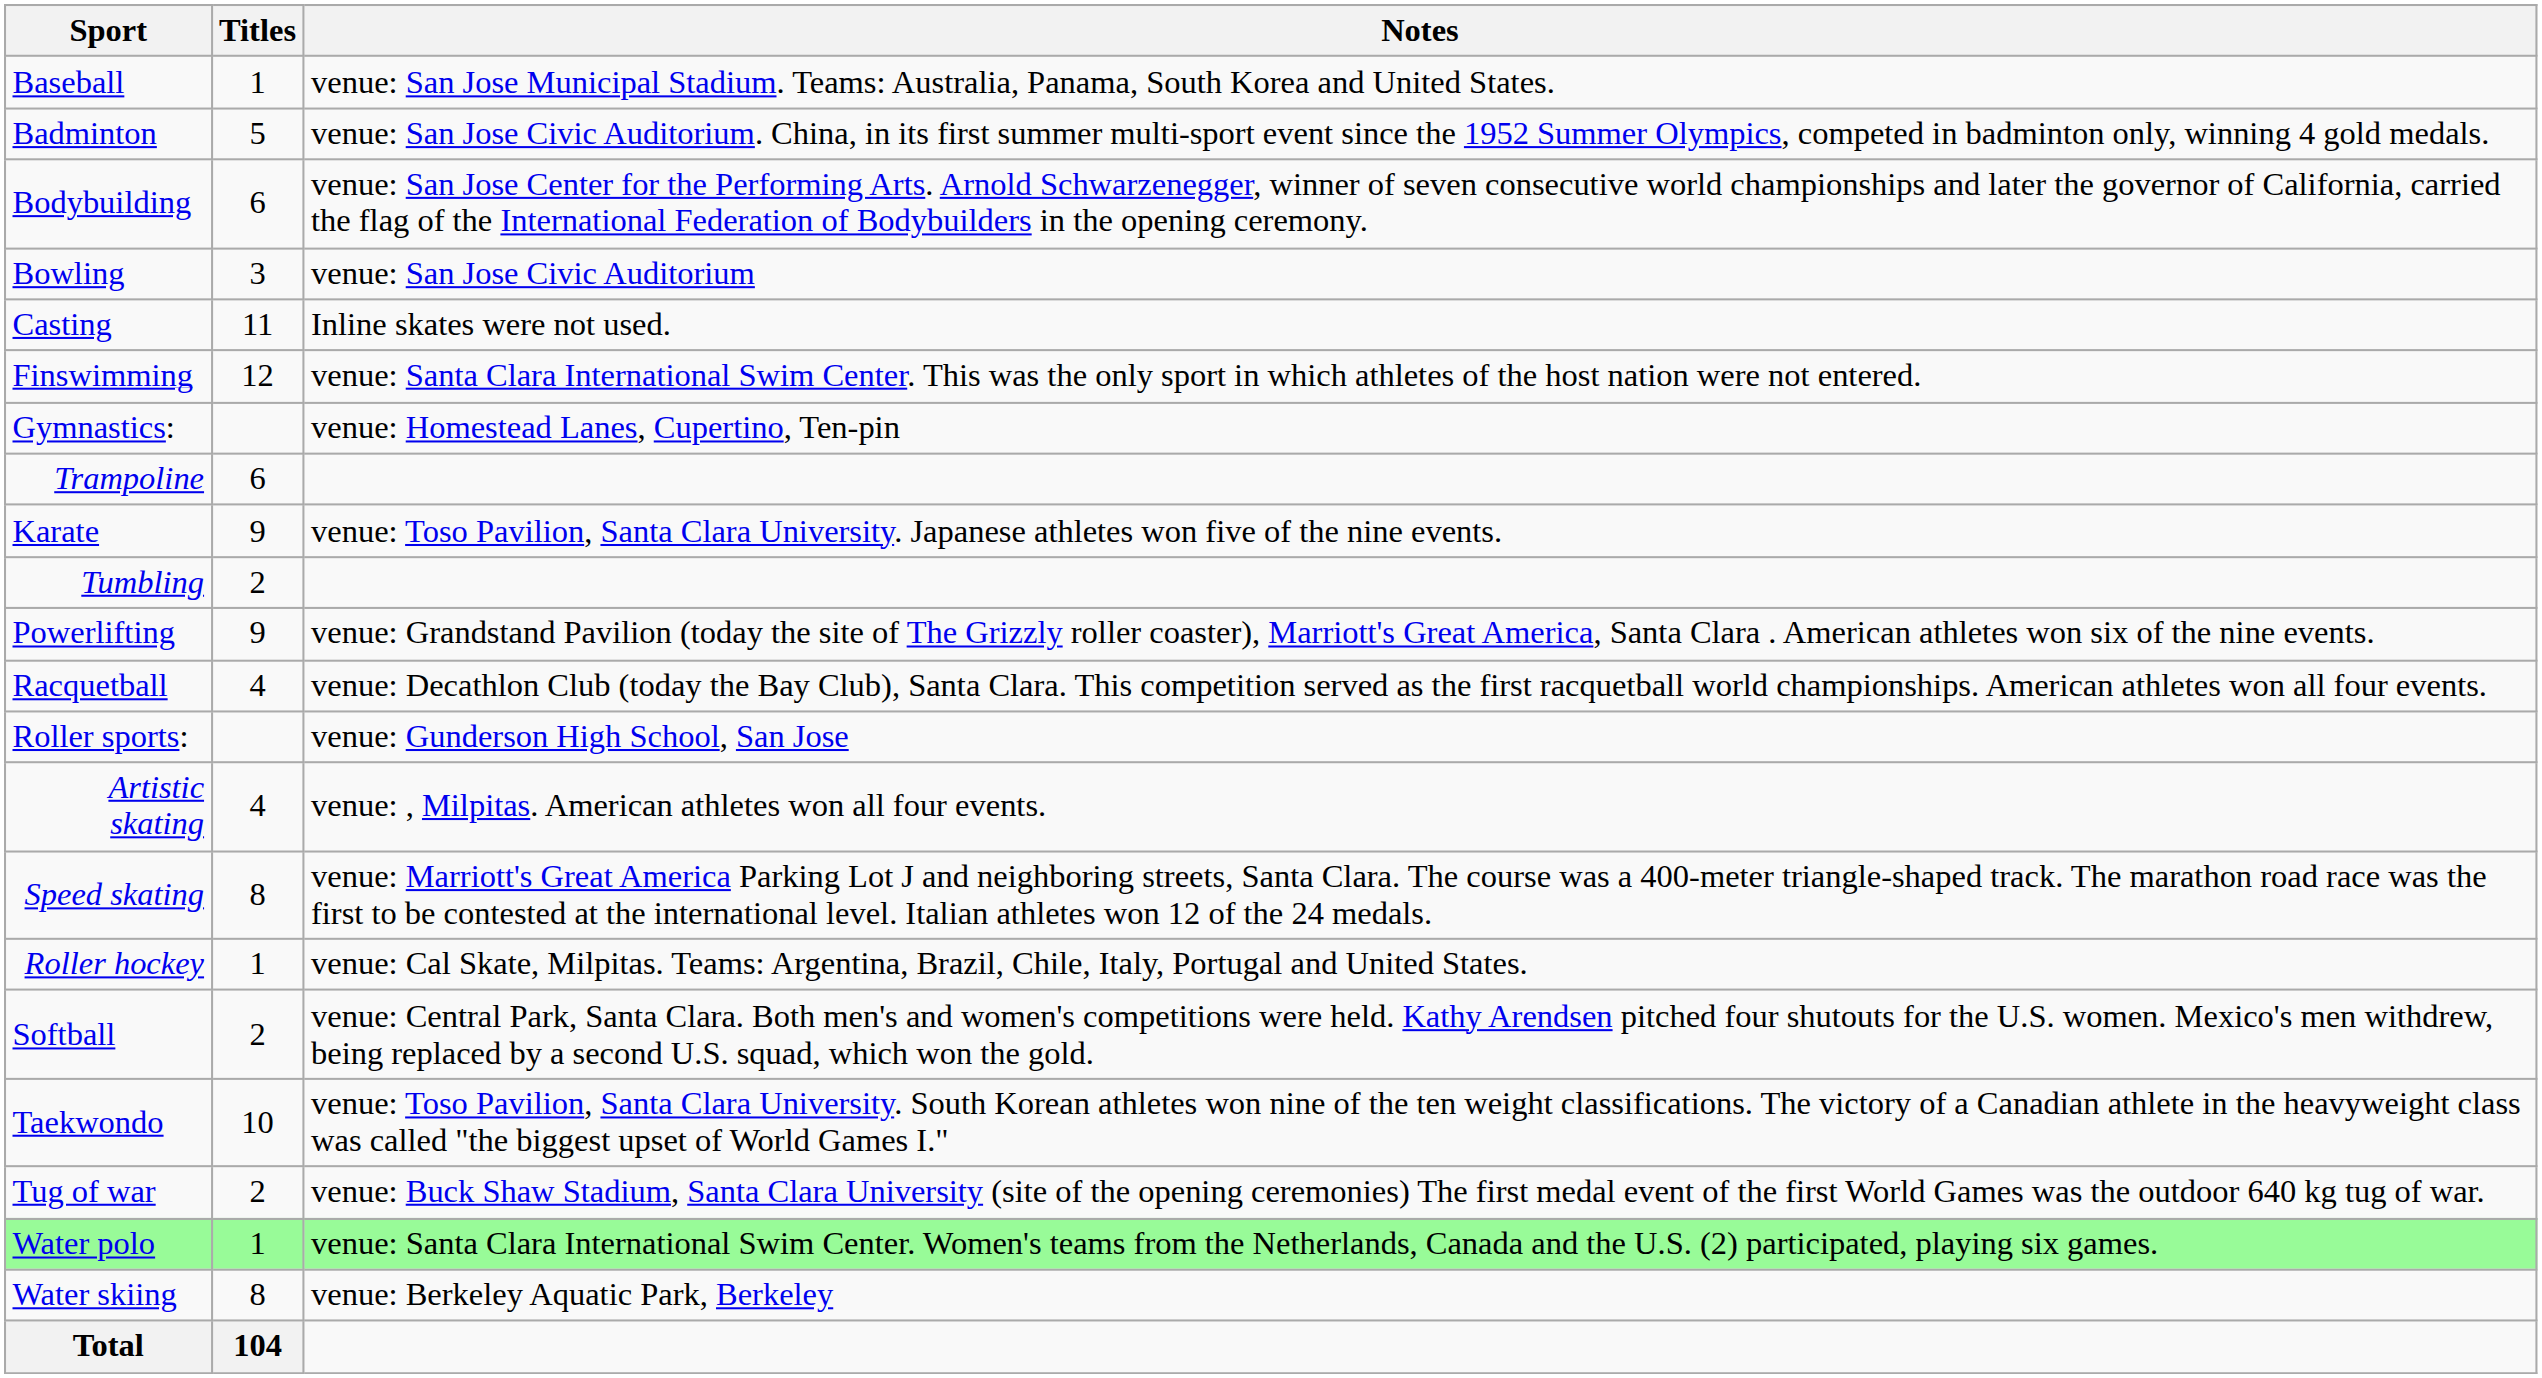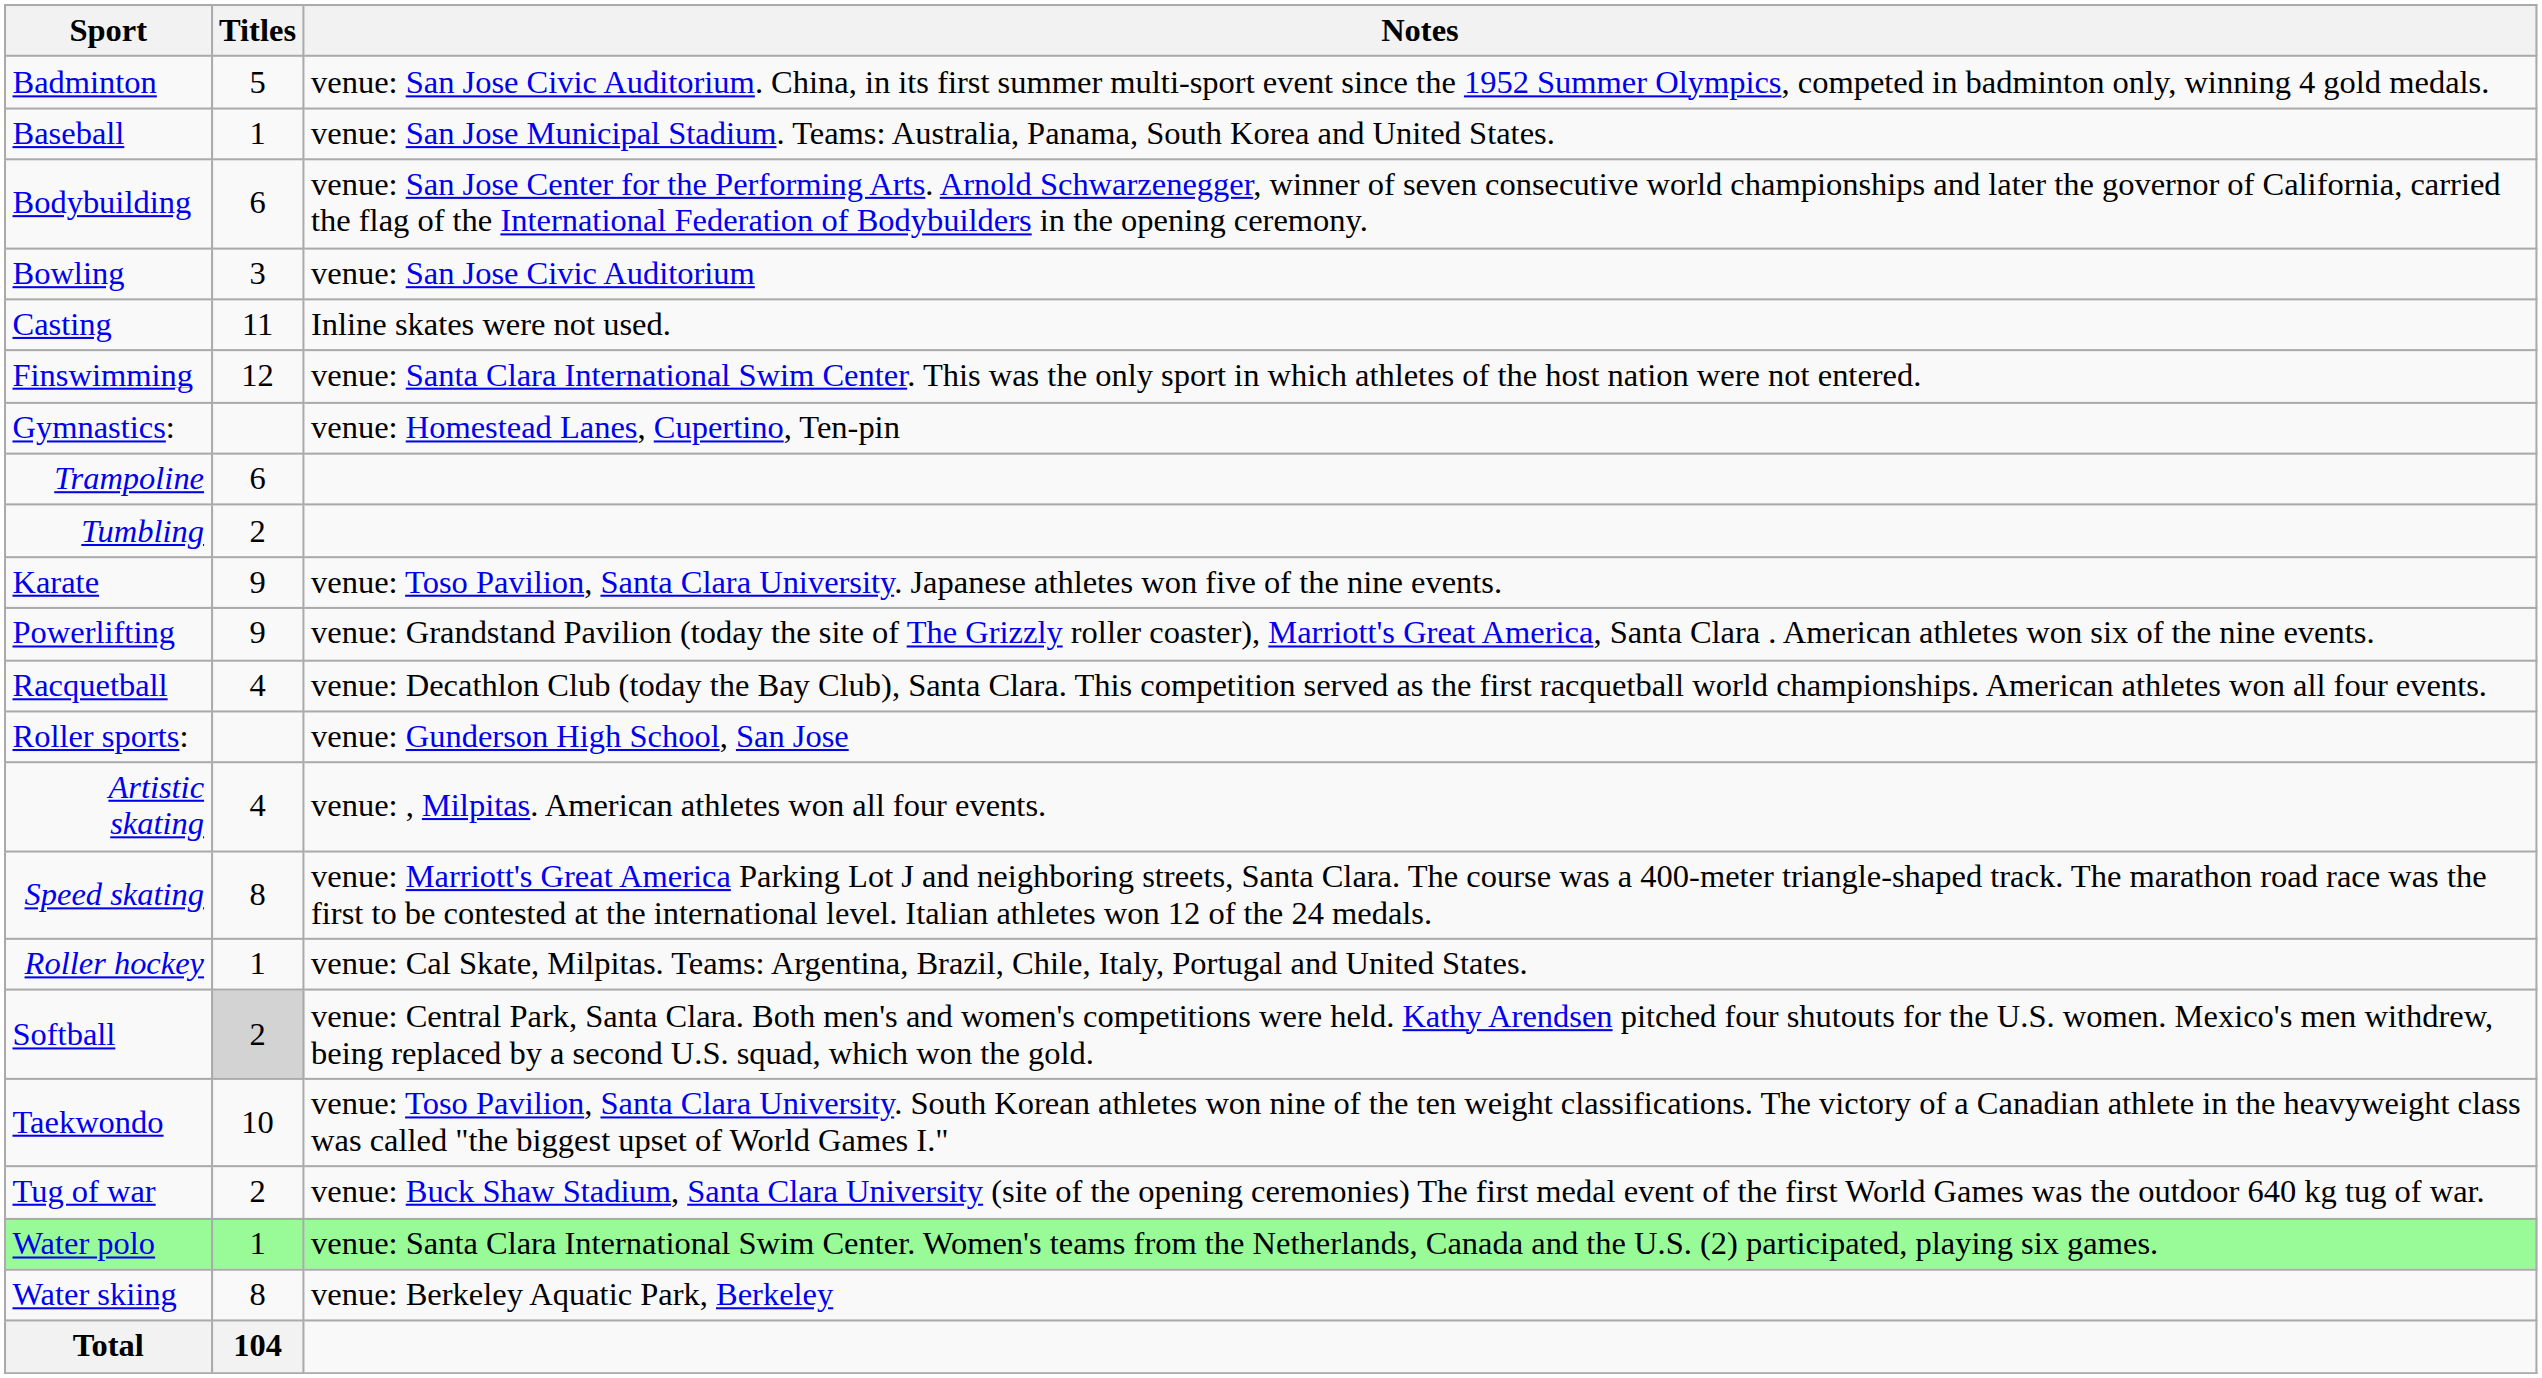rows swapped: (85, 133) <-> (68, 81)
rows swapped: (143, 581) <-> (56, 530)
(258, 1033) no background -> (258, 1033) lightgrey background
